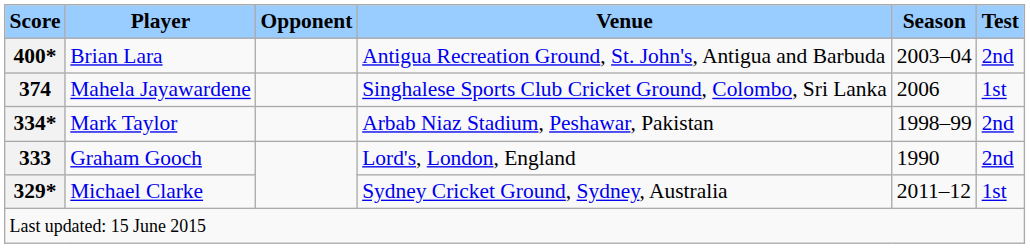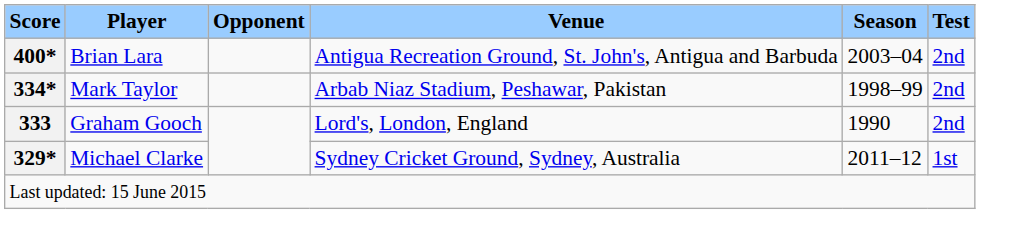- row: (160, 89)
